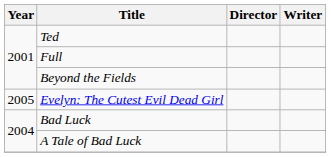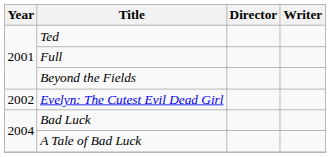(21, 99) 2005 -> (21, 99) 2002
